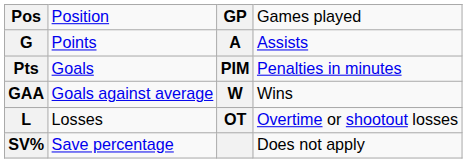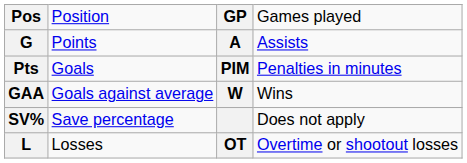rows swapped: (26, 119) <-> (26, 145)
